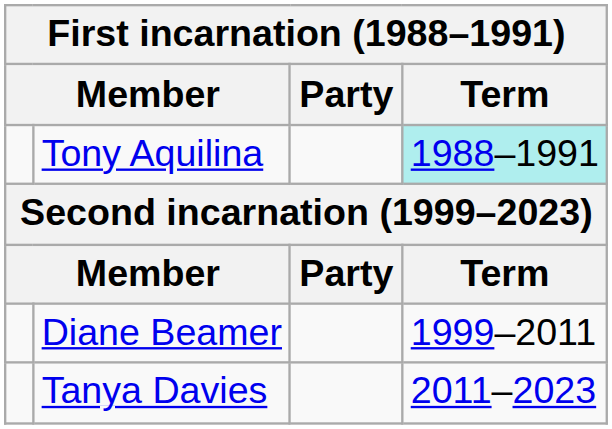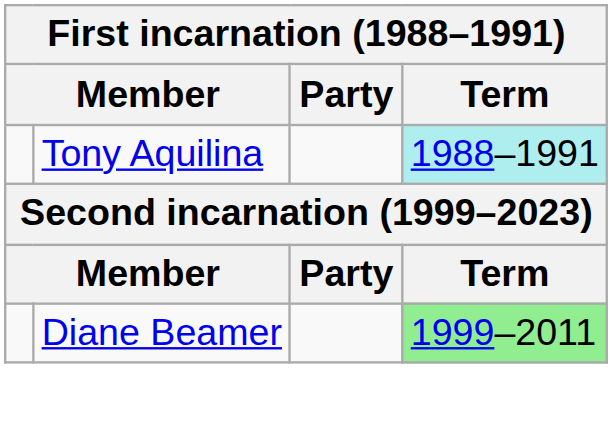(503, 332) no background -> (503, 332) lightgreen background
- row: (154, 392)
